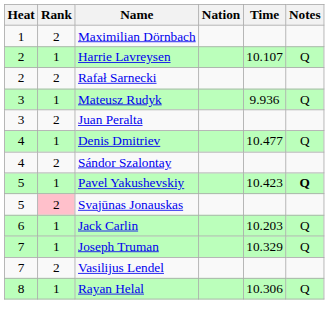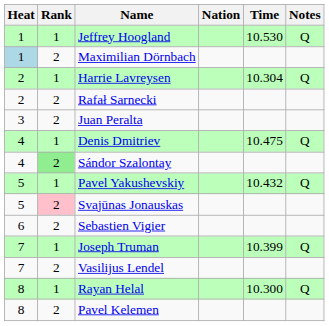+ row: (124, 36)
(21, 36) no background -> (21, 57) lightblue background
(265, 57) 10.107 -> (265, 78) 10.304
- row: (120, 99)
(265, 141) 10.477 -> (265, 141) 10.475
(56, 162) no background -> (56, 162) lightgreen background
(265, 183) 10.423 -> (265, 183) 10.432
(305, 183) bold -> (305, 183) normal
- row: (108, 225)
+ row: (122, 225)
(265, 246) 10.329 -> (265, 246) 10.399
(265, 288) 10.306 -> (265, 288) 10.300
+ row: (118, 309)
